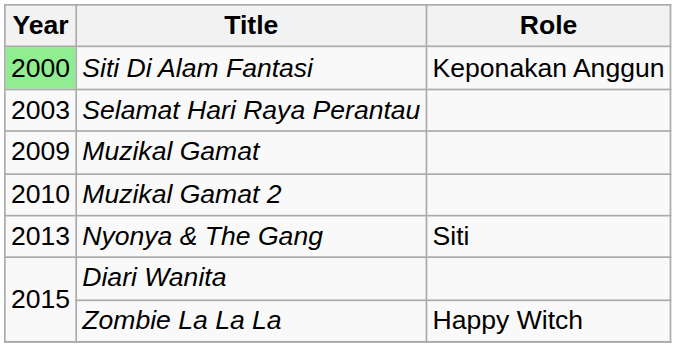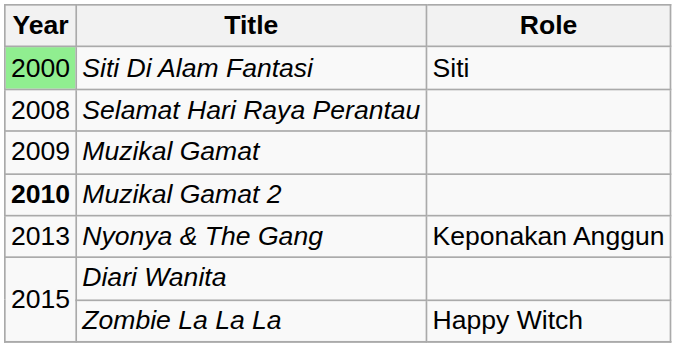(549, 67) Keponakan Anggun -> (451, 67) Siti
(40, 109) 2003 -> (40, 109) 2008
(40, 194) normal -> (40, 194) bold
(451, 236) Siti -> (549, 236) Keponakan Anggun
